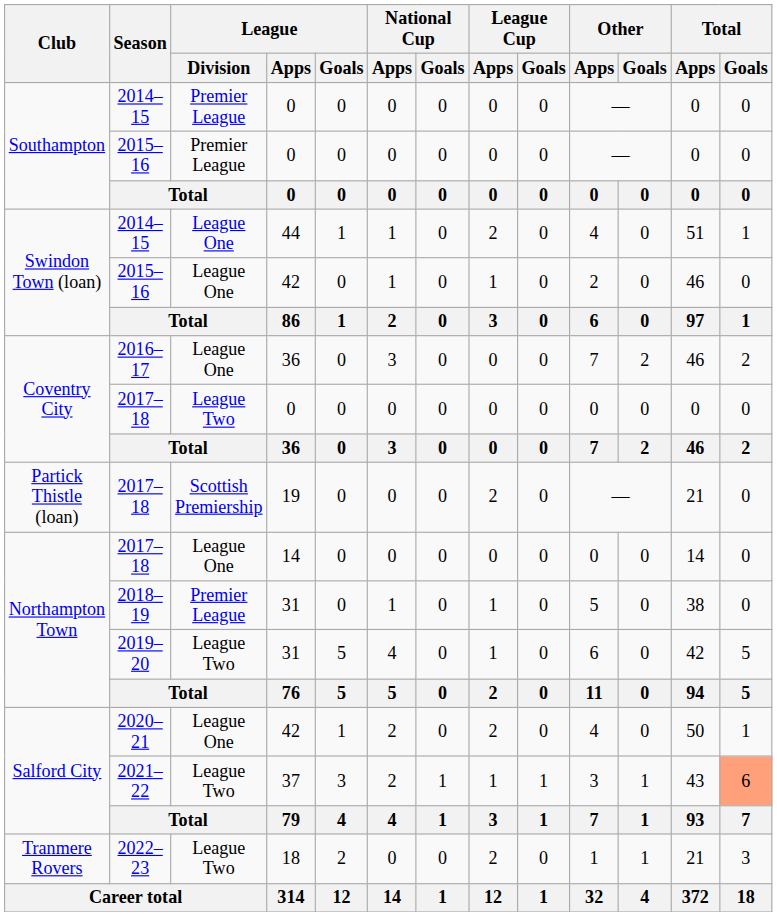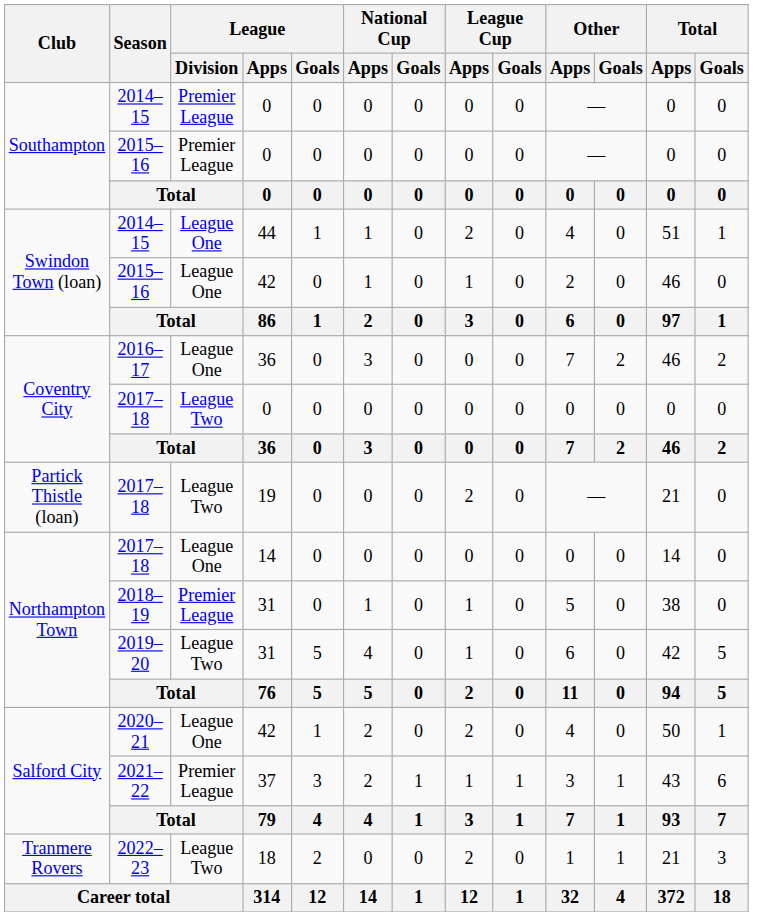(219, 496) Scottish Premiership -> (207, 496) League Two
(219, 780) League Two -> (207, 780) Premier League
(746, 780) lightsalmon background -> (722, 780) no background
